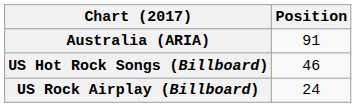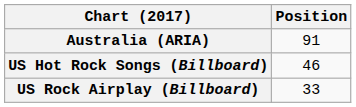(311, 90) 24 -> (311, 90) 33
